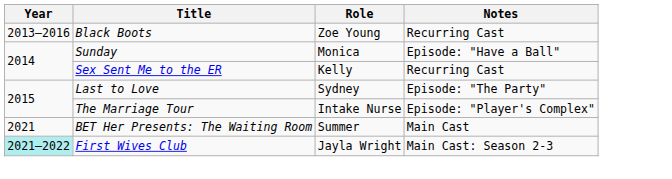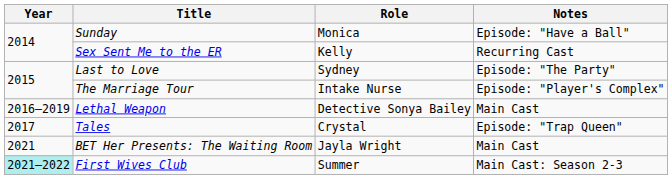- row: (114, 33)
+ row: (121, 108)
+ row: (93, 127)
(339, 127) Summer -> (360, 146) Jayla Wright
(360, 146) Jayla Wright -> (339, 165) Summer
